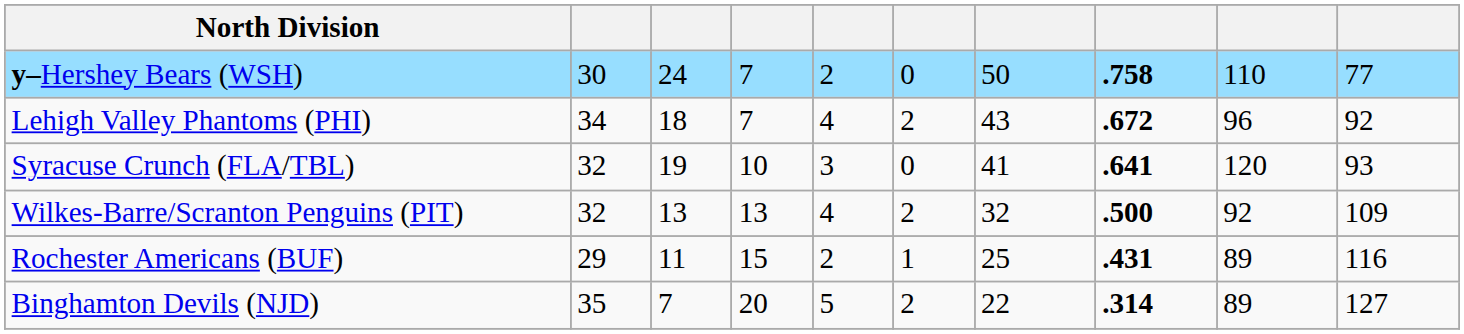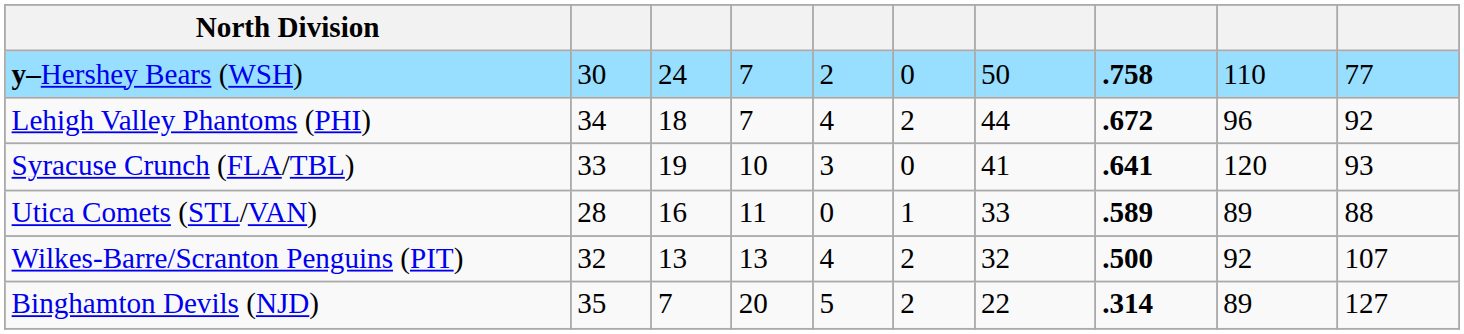(996, 119) 43 -> (996, 119) 44
(592, 166) 32 -> (592, 166) 33
+ row: (164, 212)
(1366, 212) 109 -> (1366, 258) 107
- row: (177, 258)
